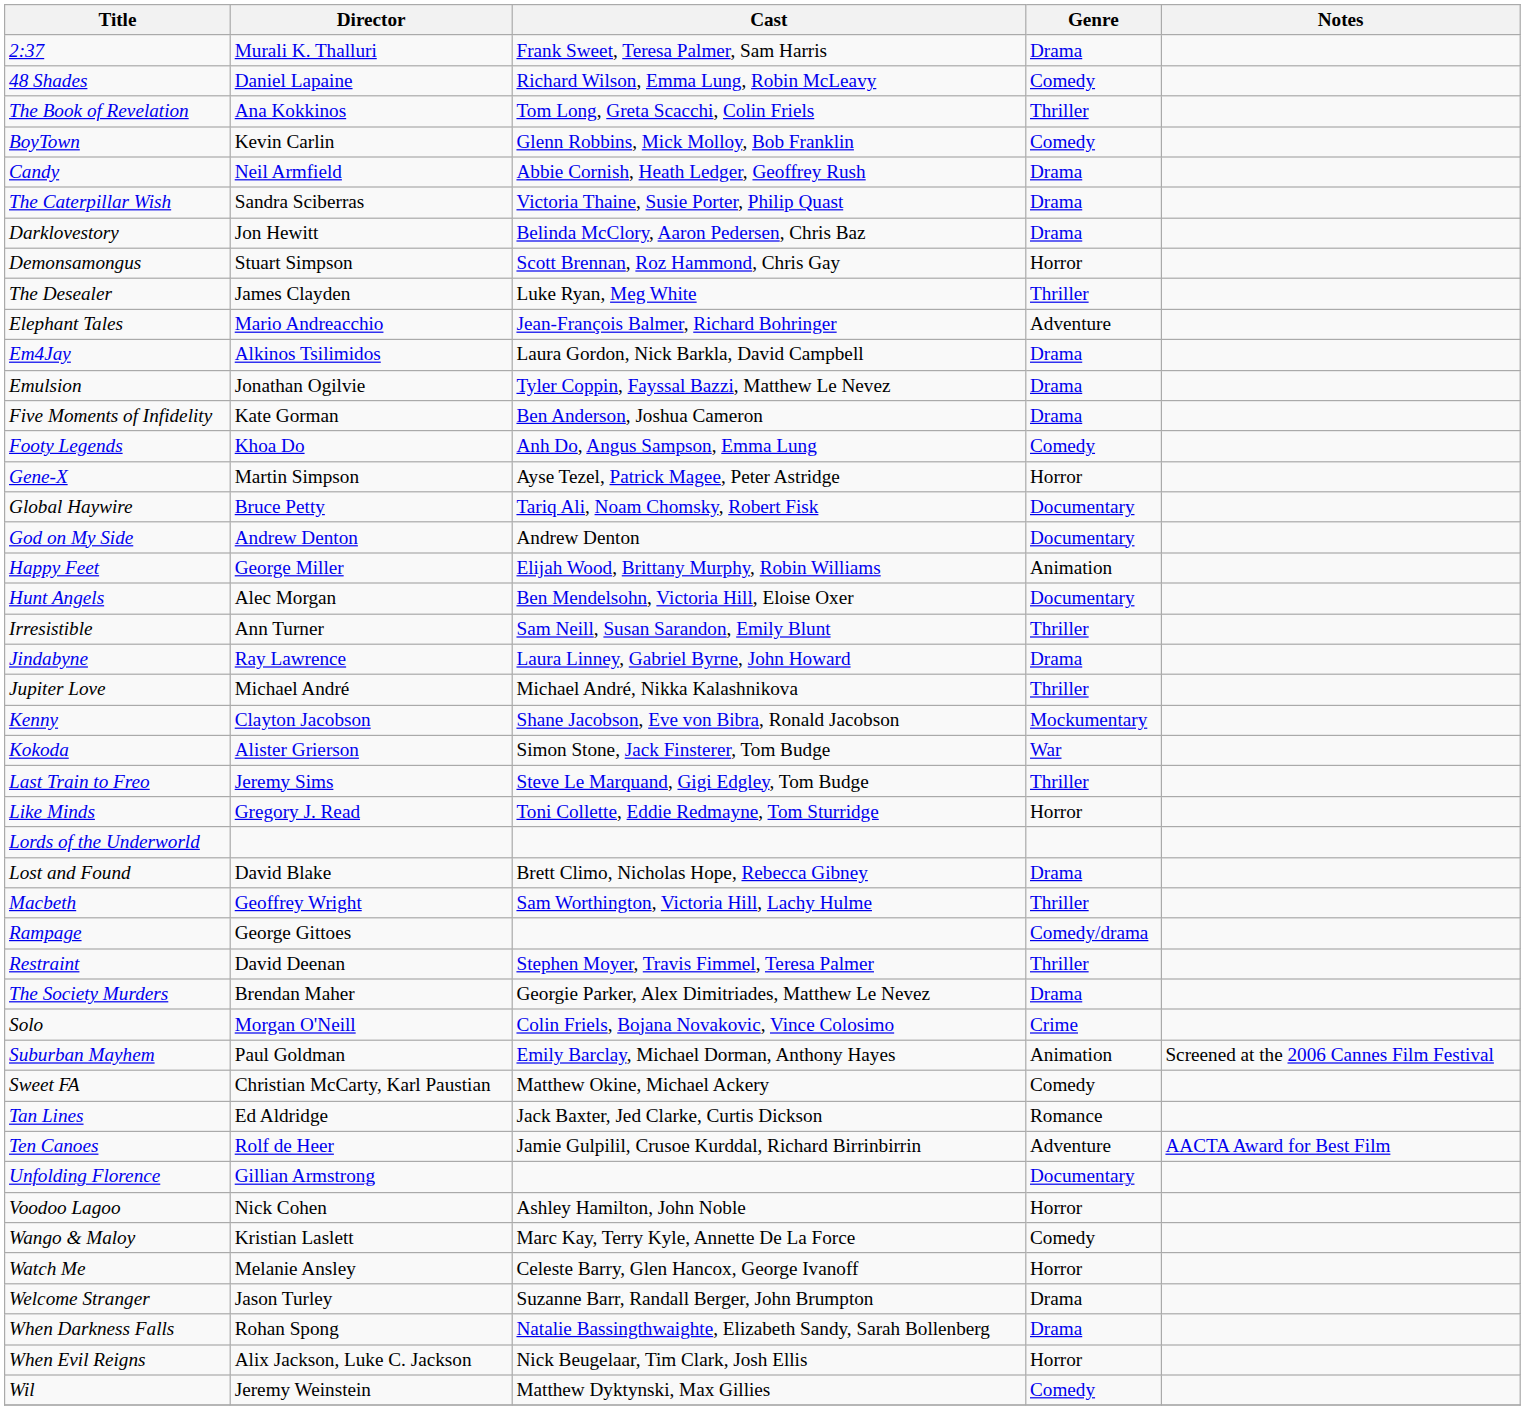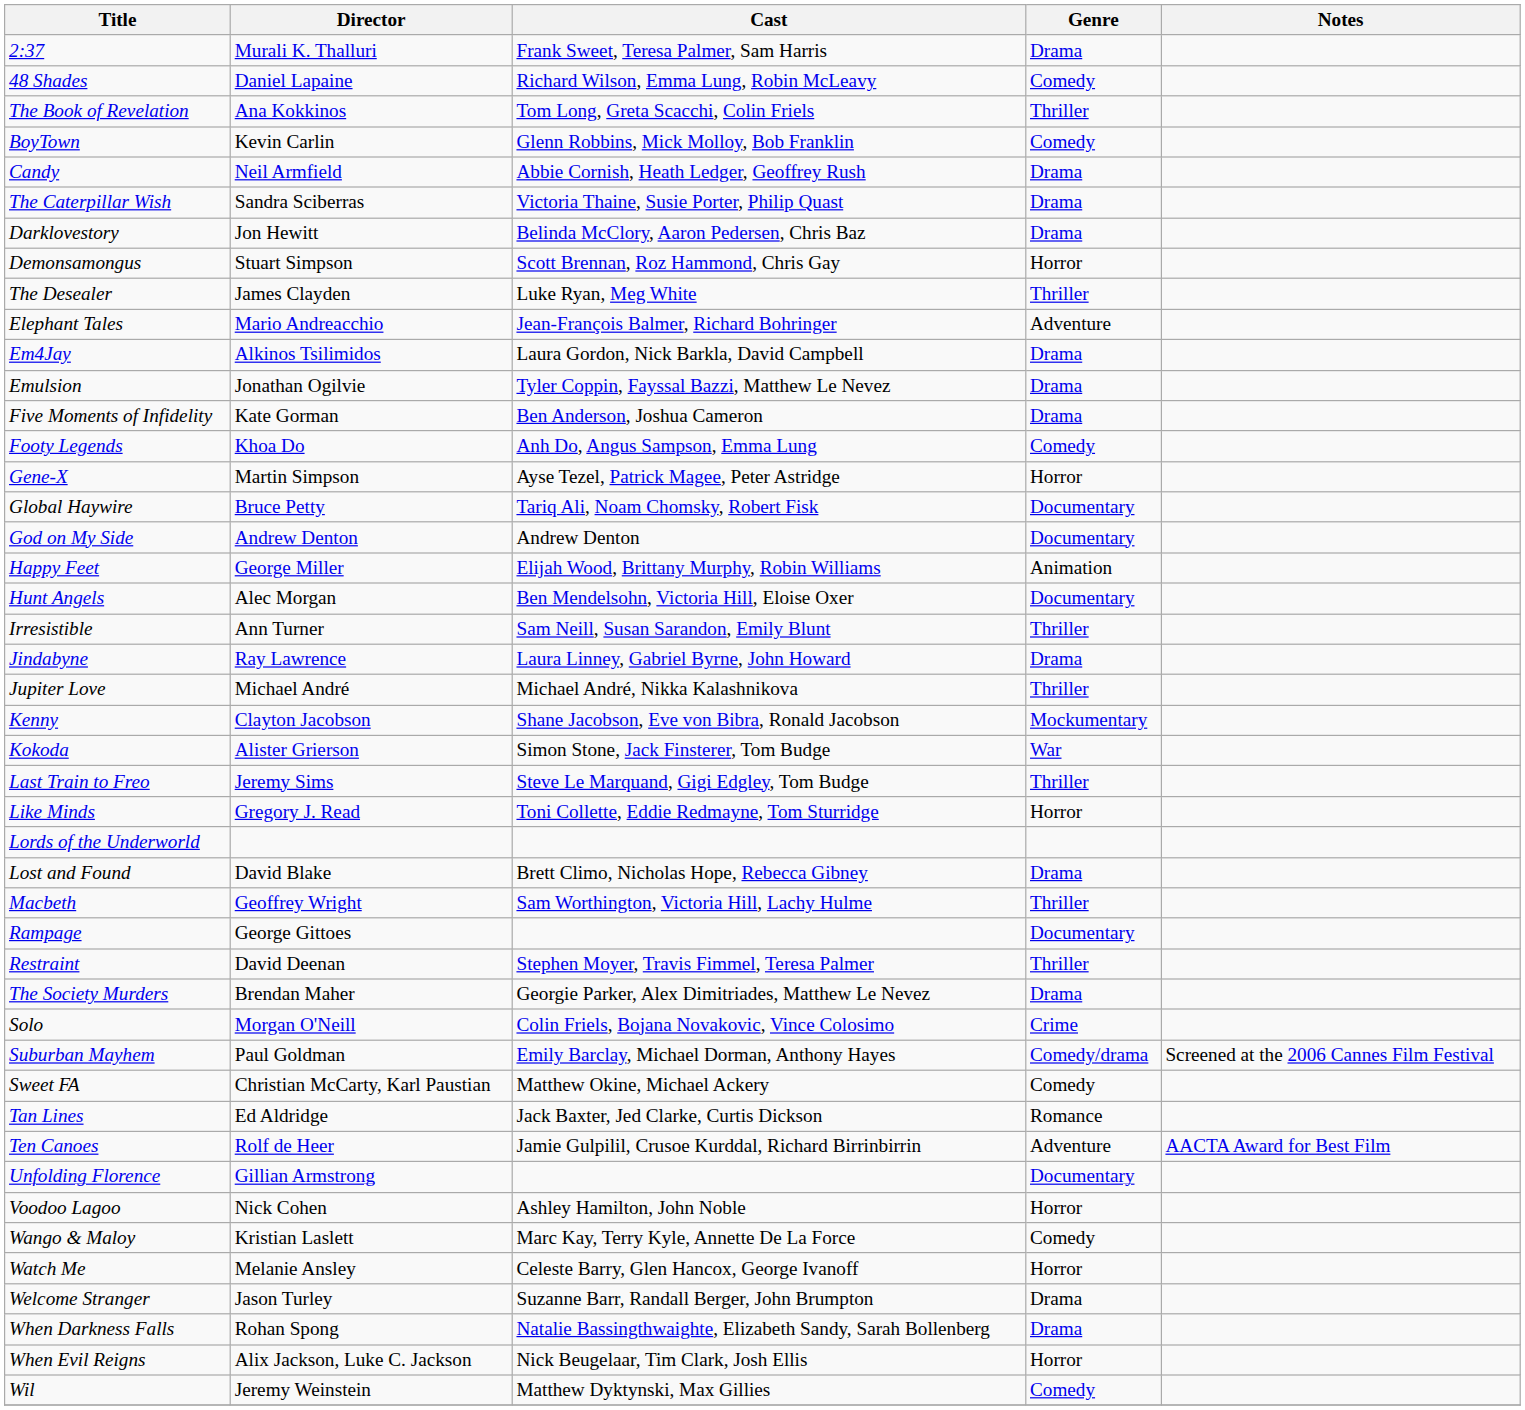(1089, 933) Comedy/drama -> (1082, 933) Documentary
(1071, 1055) Animation -> (1089, 1055) Comedy/drama
